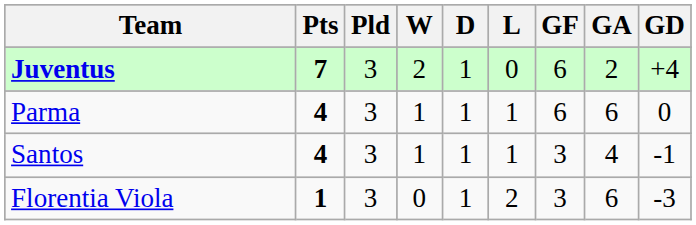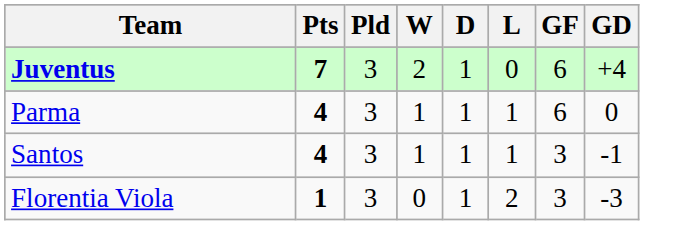- column: (612, 25)
